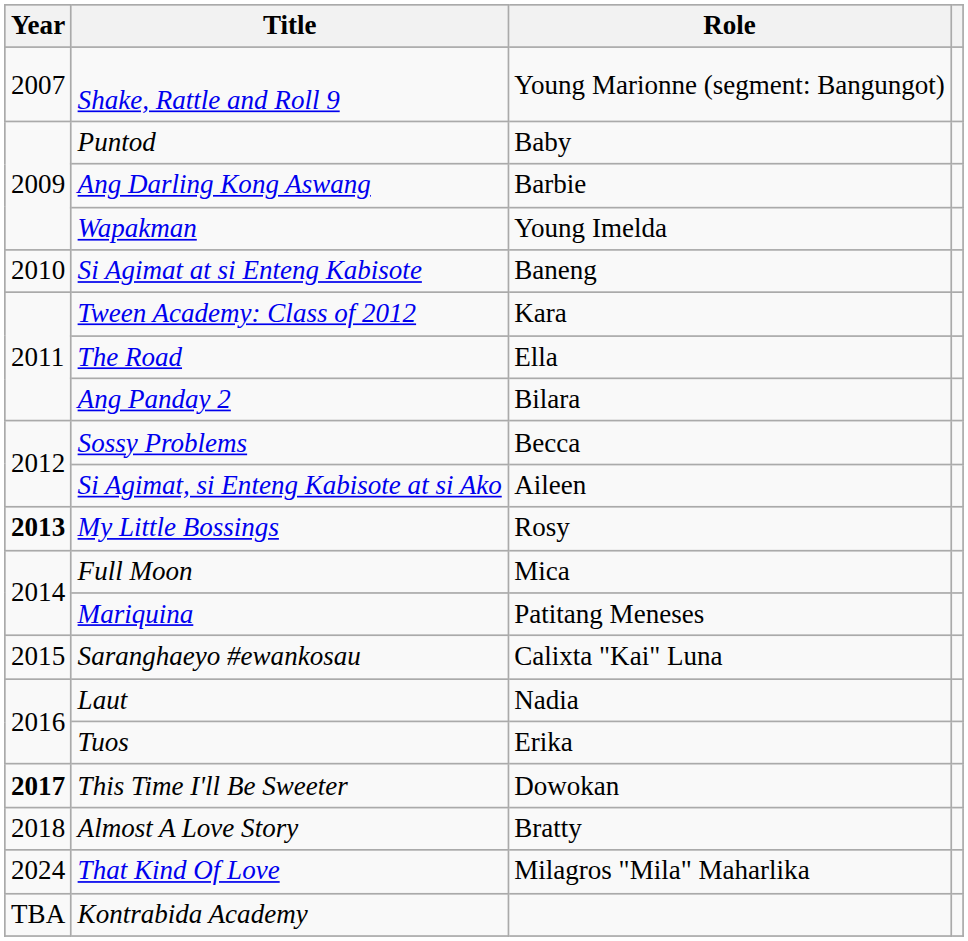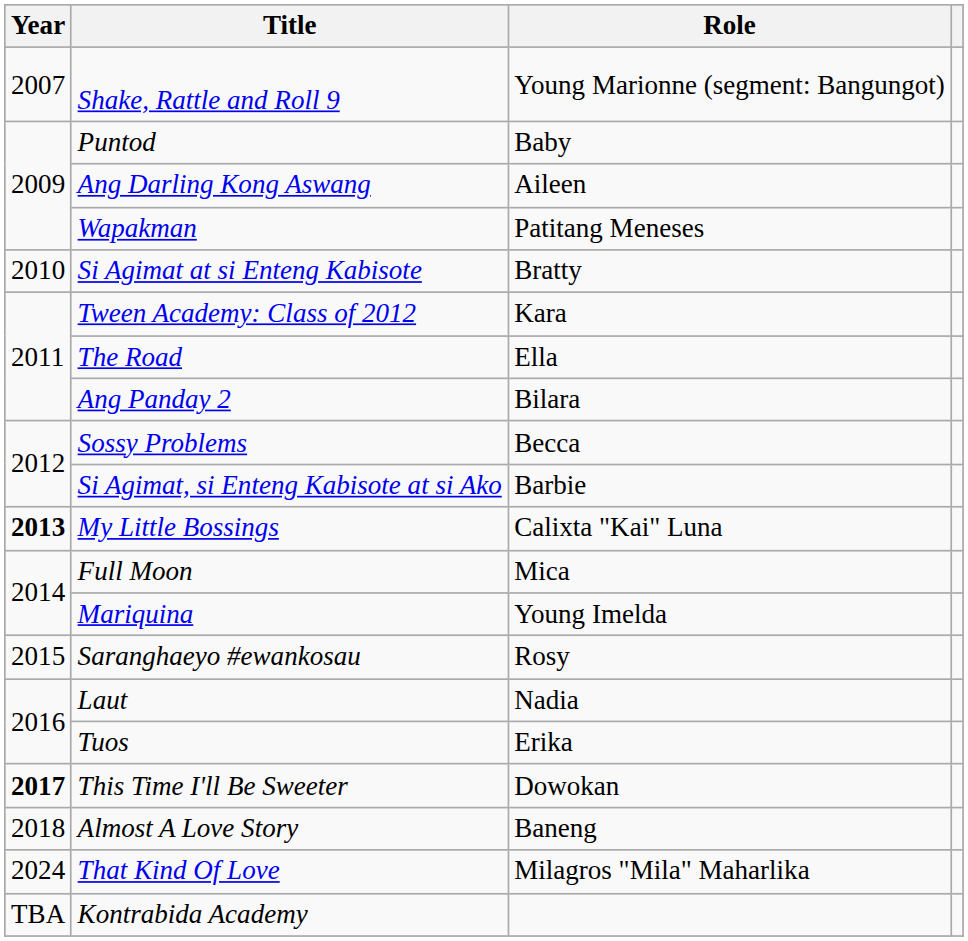(550, 185) Barbie -> (550, 185) Aileen
(591, 227) Young Imelda -> (609, 227) Patitang Meneses
(556, 270) Baneng -> (548, 270) Bratty
(550, 485) Aileen -> (550, 485) Barbie
(542, 528) Rosy -> (618, 528) Calixta "Kai" Luna
(609, 613) Patitang Meneses -> (591, 613) Young Imelda
(618, 656) Calixta "Kai" Luna -> (542, 656) Rosy
(548, 828) Bratty -> (556, 828) Baneng
